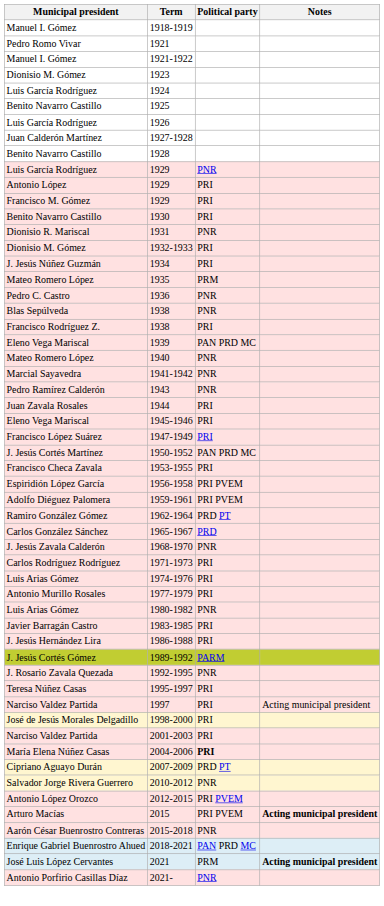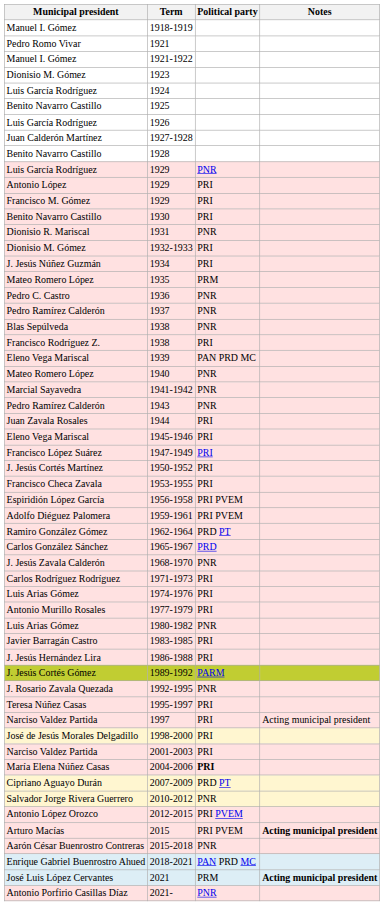+ row: (56, 311)
(227, 452) PAN PRD MC -> (205, 468) PRI
